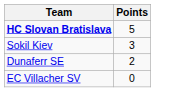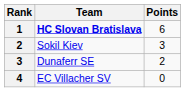+ column: (19, 12)
(132, 29) 5 -> (162, 29) 6
